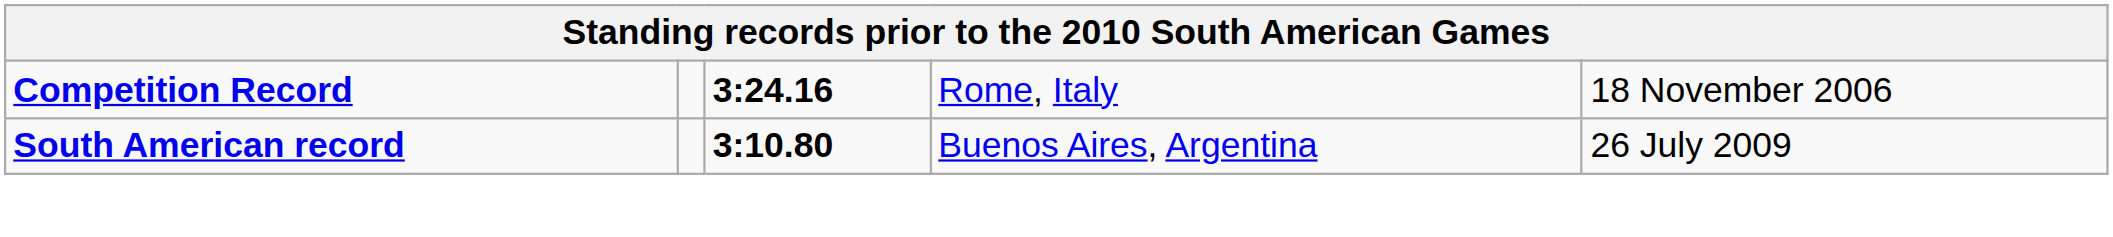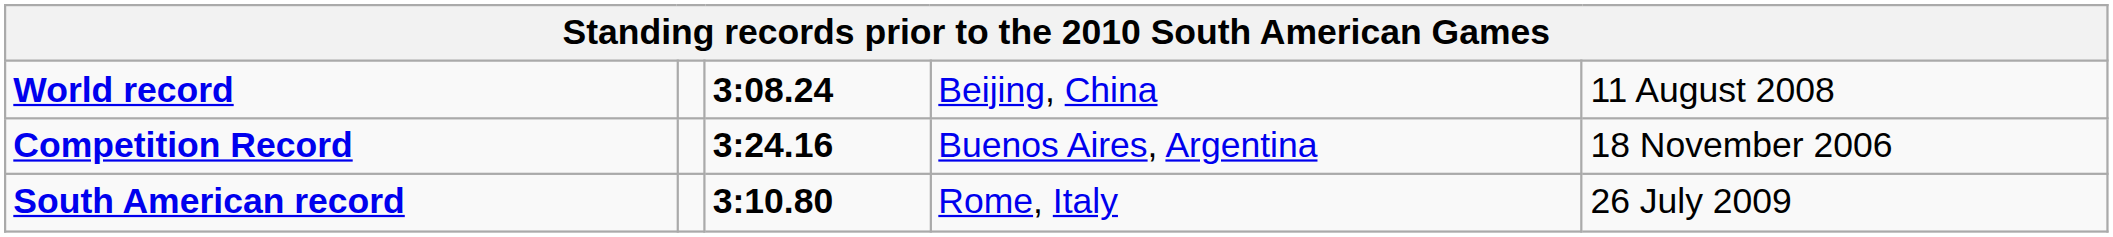+ row: (123, 88)
(1028, 88) Rome, Italy -> (1128, 145) Buenos Aires, Argentina
(1128, 145) Buenos Aires, Argentina -> (1028, 201) Rome, Italy
